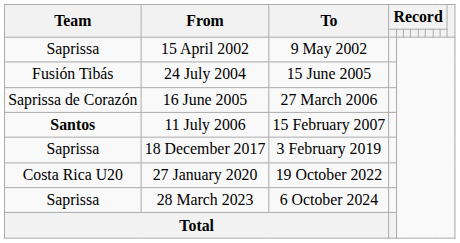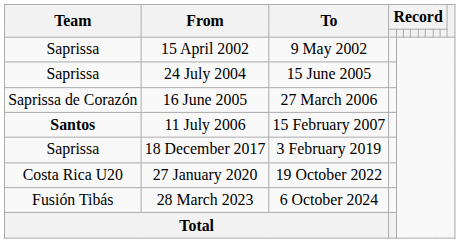(73, 74) Fusión Tibás -> (73, 74) Saprissa
(73, 200) Saprissa -> (73, 200) Fusión Tibás
